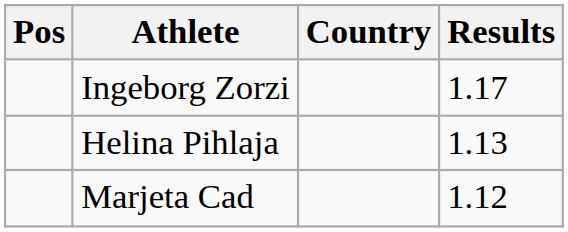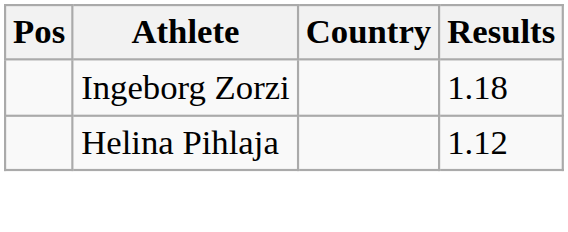(478, 87) 1.17 -> (478, 87) 1.18
(478, 142) 1.13 -> (478, 142) 1.12
- row: (167, 197)
